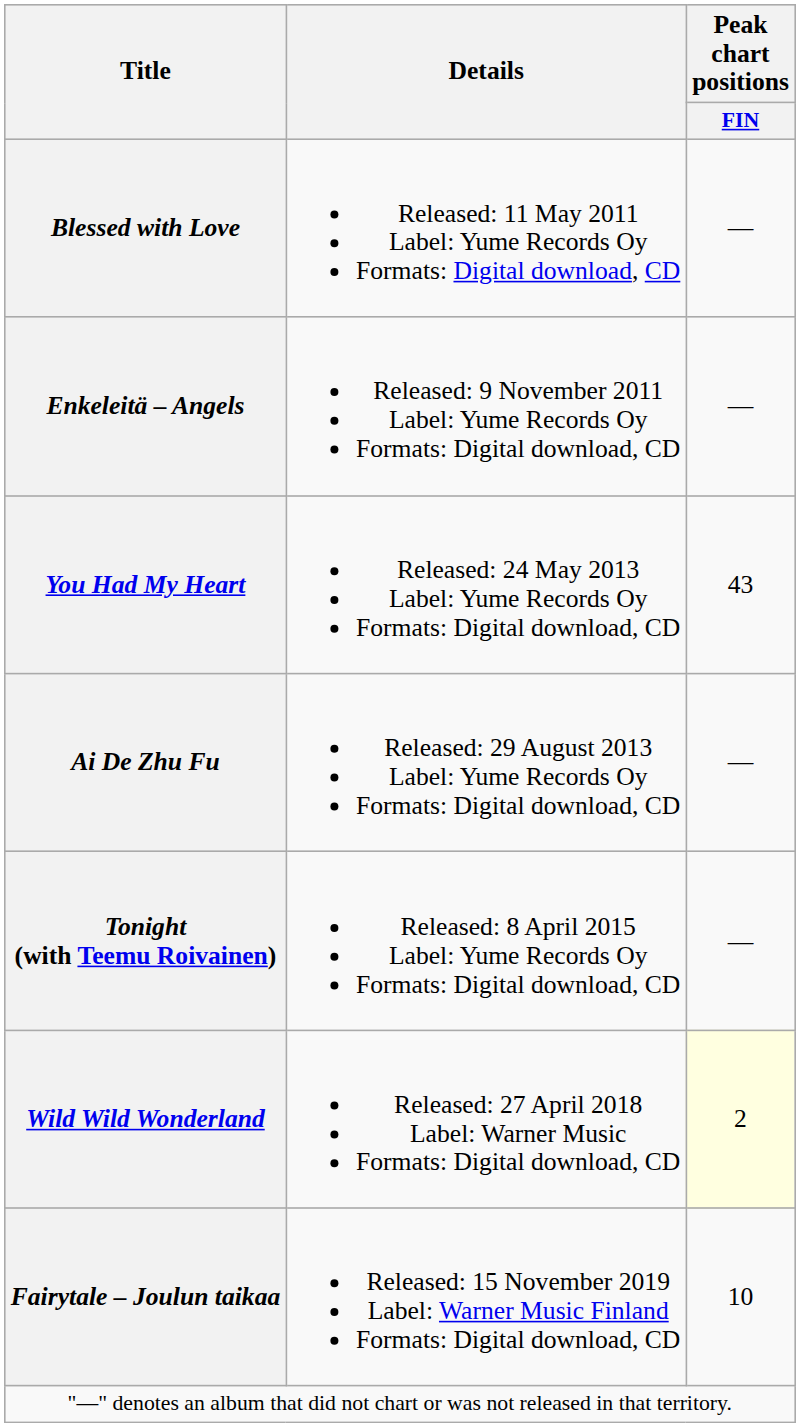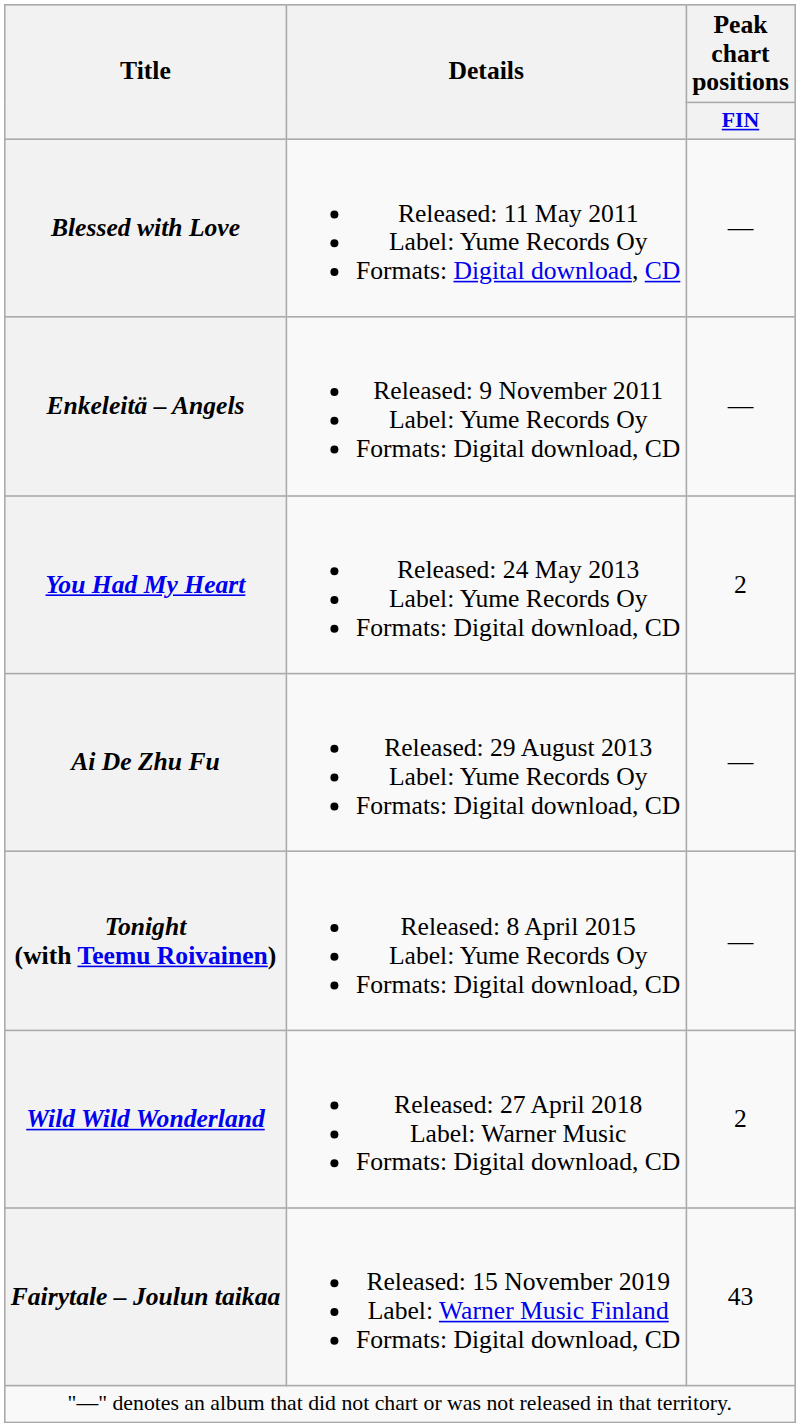(740, 584) 43 -> (741, 584) 2
(741, 1118) lightyellow background -> (741, 1118) no background
(740, 1296) 10 -> (740, 1296) 43
